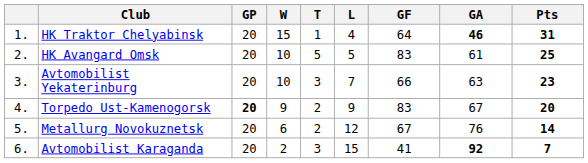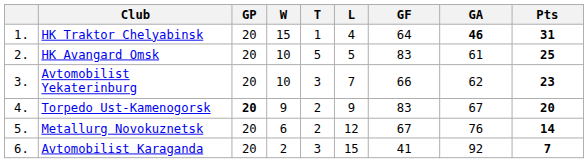(476, 81) 63 -> (476, 81) 62
(476, 148) bold -> (476, 148) normal
